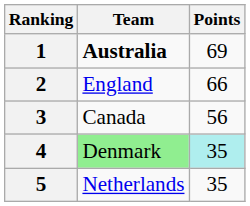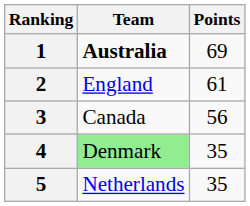(217, 84) 66 -> (217, 84) 61
(217, 151) paleturquoise background -> (217, 151) no background
